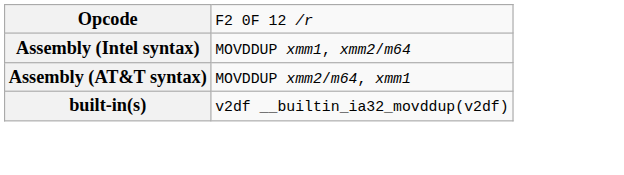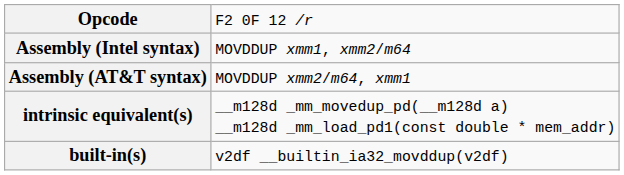+ row: (108, 116)
